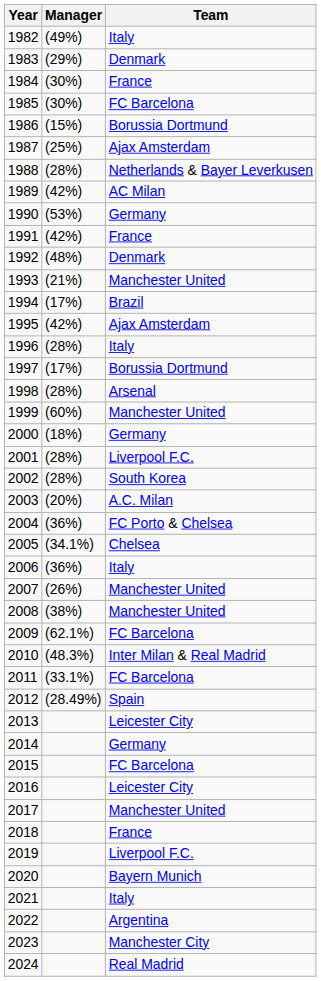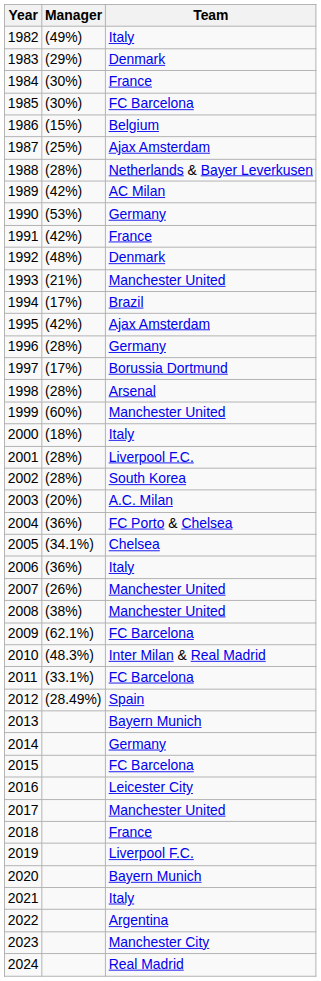(168, 125) Borussia Dortmund -> (134, 125) Belgium
(121, 346) Italy -> (137, 346) Germany
(137, 434) Germany -> (121, 434) Italy
(151, 721) Leicester City -> (155, 721) Bayern Munich
